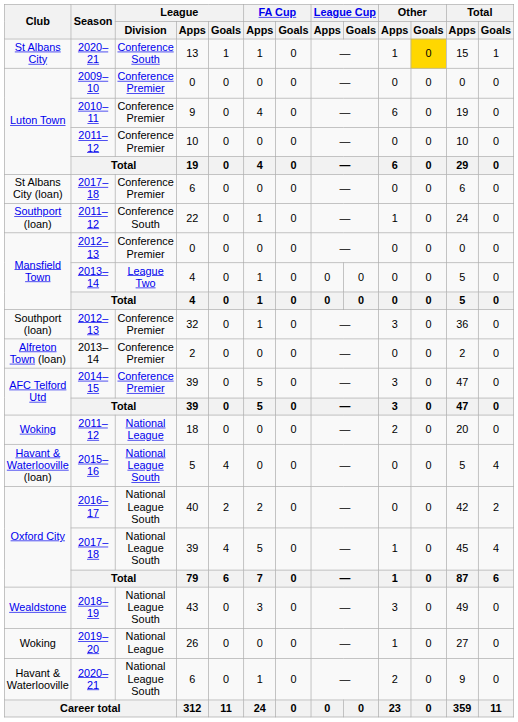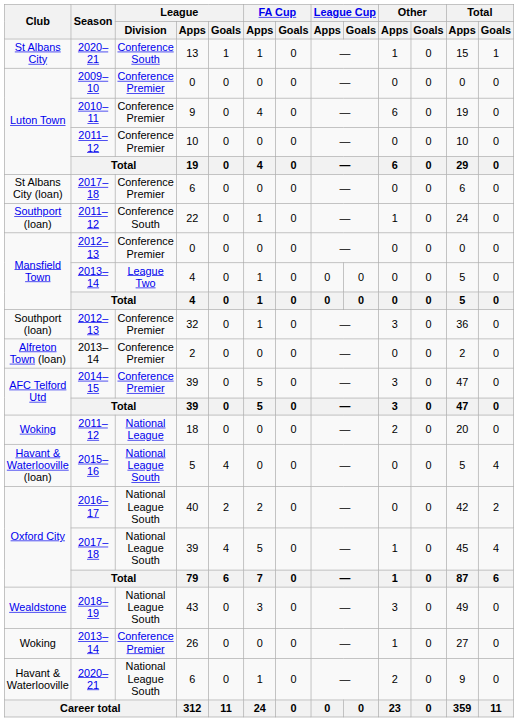(428, 53) gold background -> (428, 53) no background
(93, 643) 2019–20 -> (93, 643) 2013–14
(146, 643) National League -> (146, 643) Conference Premier
